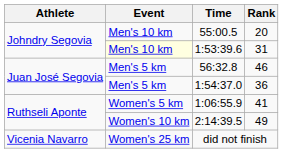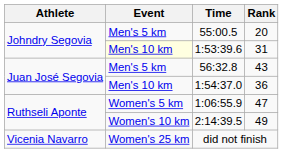(141, 32) Men's 10 km -> (137, 32) Men's 5 km
(261, 68) 46 -> (261, 68) 43
(137, 86) Men's 5 km -> (141, 86) Men's 10 km
(261, 104) 41 -> (261, 104) 47
